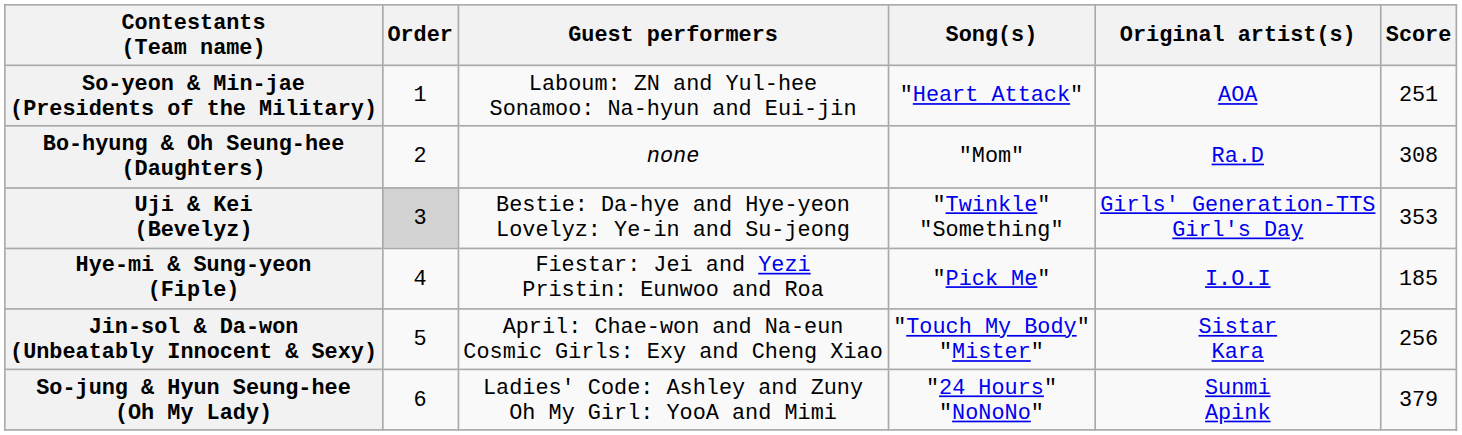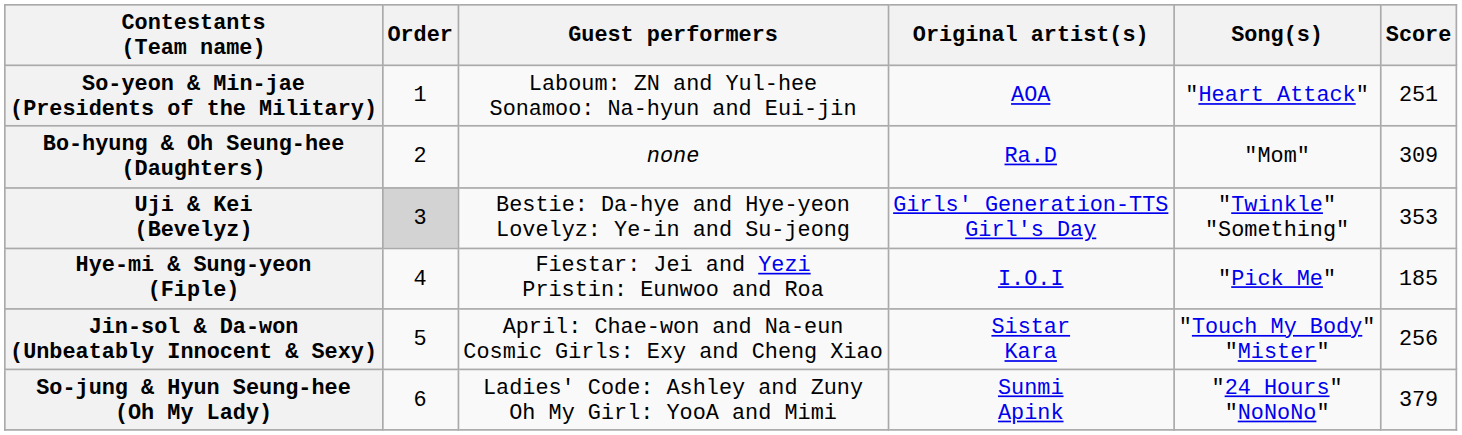columns swapped: (991, 35) <-> (1238, 35)
(1419, 157) 308 -> (1419, 157) 309
